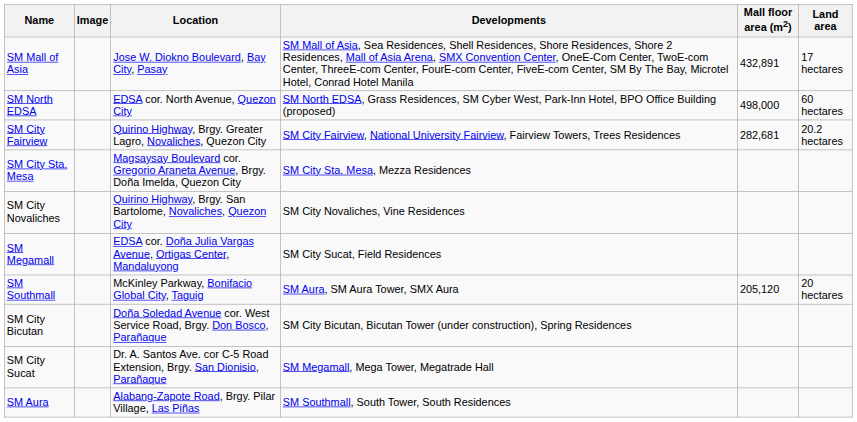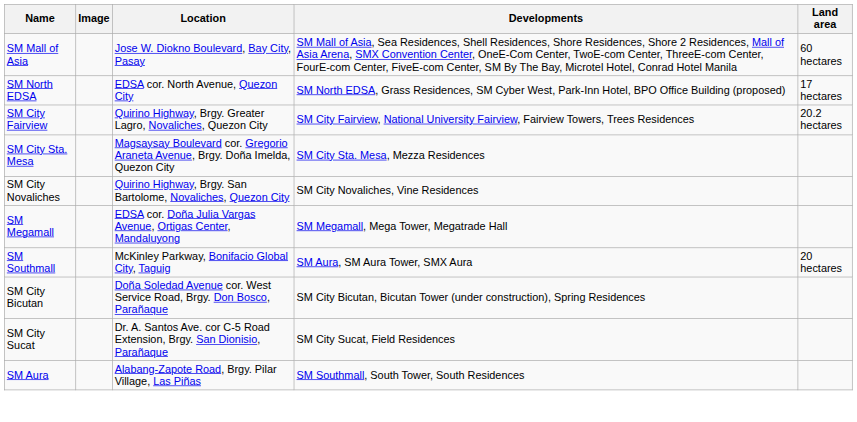- column: (768, 20)
(822, 63) 17 hectares -> (821, 54) 60 hectares
(822, 105) 60 hectares -> (821, 90) 17 hectares
(362, 254) SM City Sucat, Field Residences -> (402, 226) SM Megamall, Mega Tower, Megatrade Hall
(388, 367) SM Megamall, Mega Tower, Megatrade Hall -> (376, 339) SM City Sucat, Field Residences
